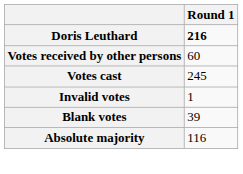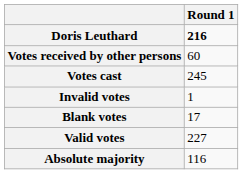(194, 117) 39 -> (194, 117) 17
+ row: (94, 138)
